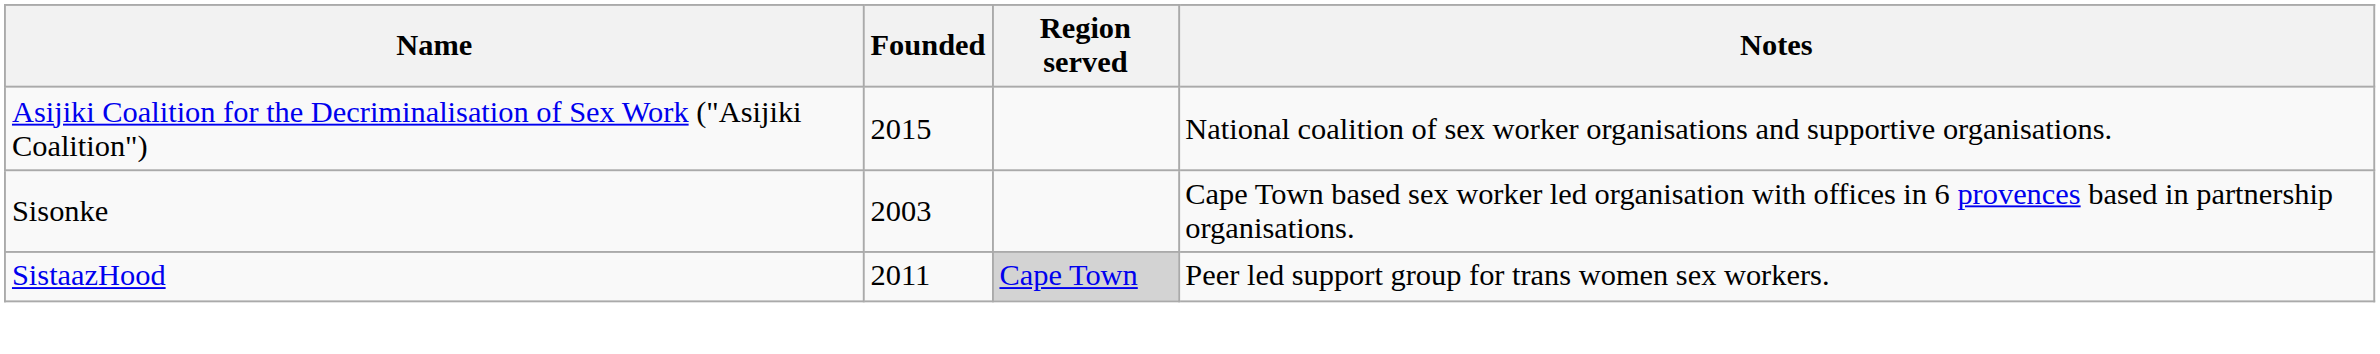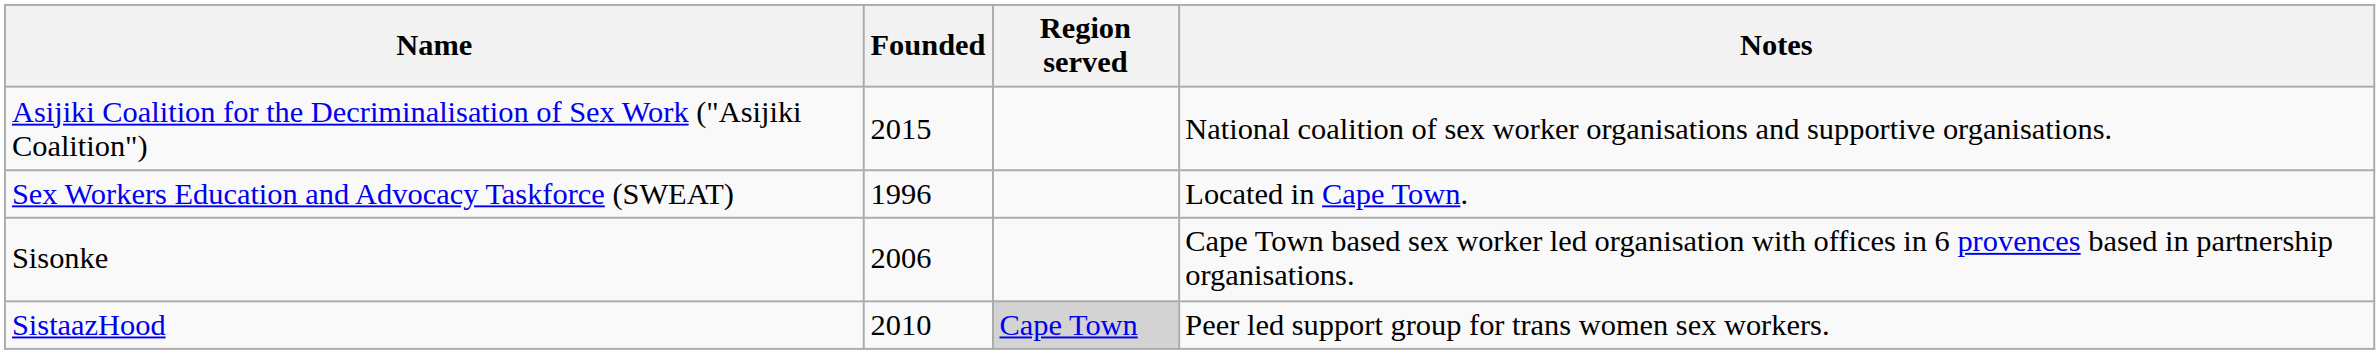+ row: (373, 193)
(901, 210) 2003 -> (901, 258) 2006
(900, 275) 2011 -> (901, 324) 2010
